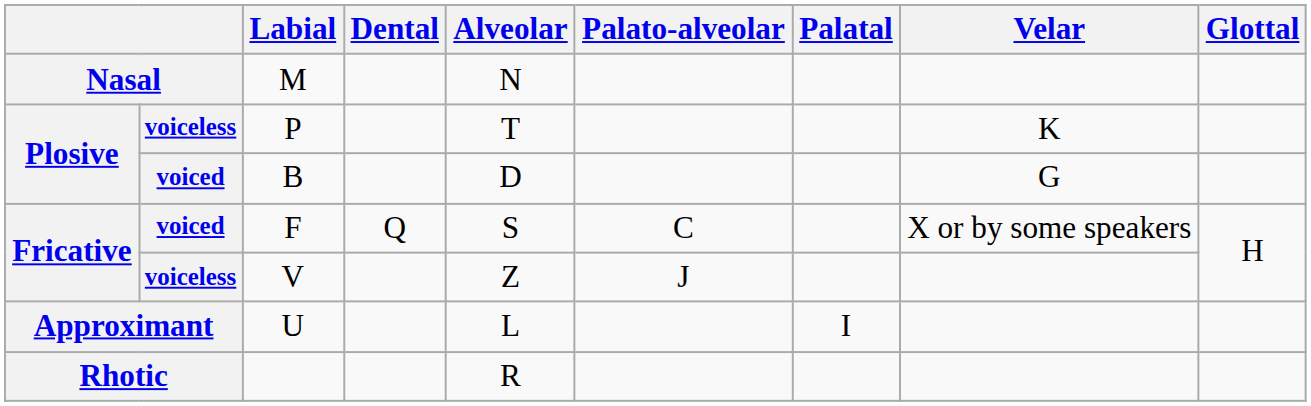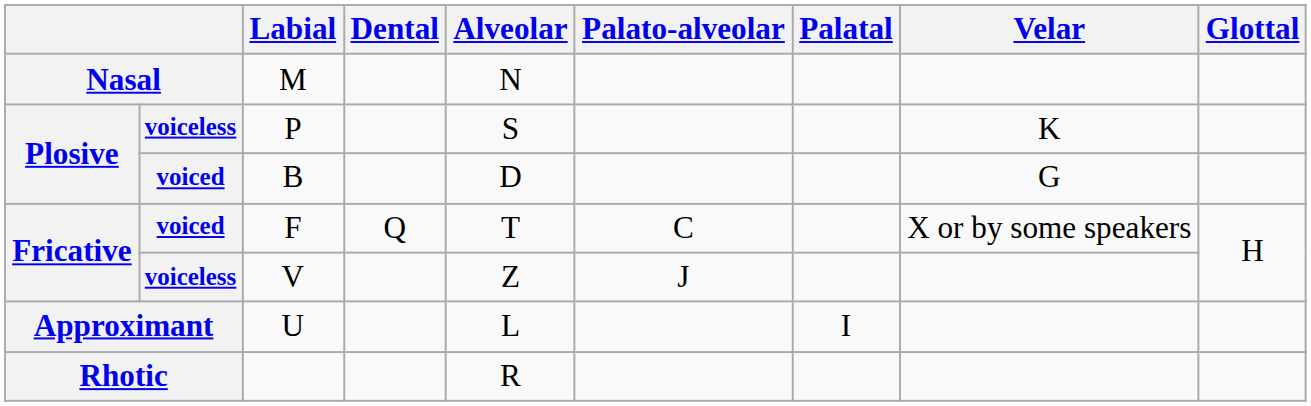(511, 128) T -> (511, 128) S
(511, 227) S -> (511, 227) T
